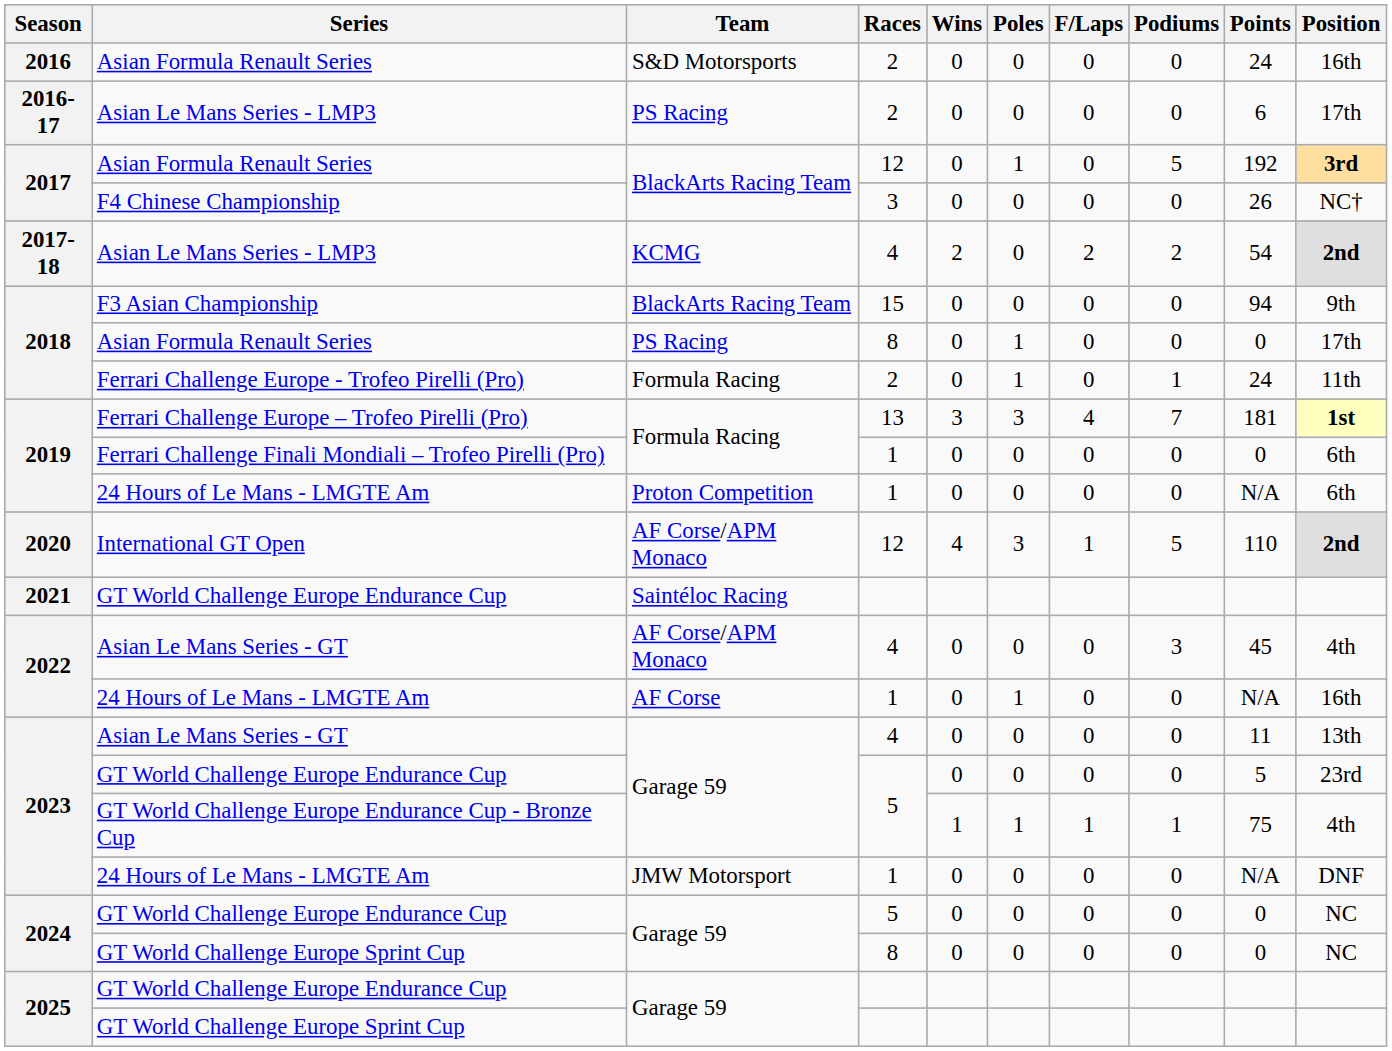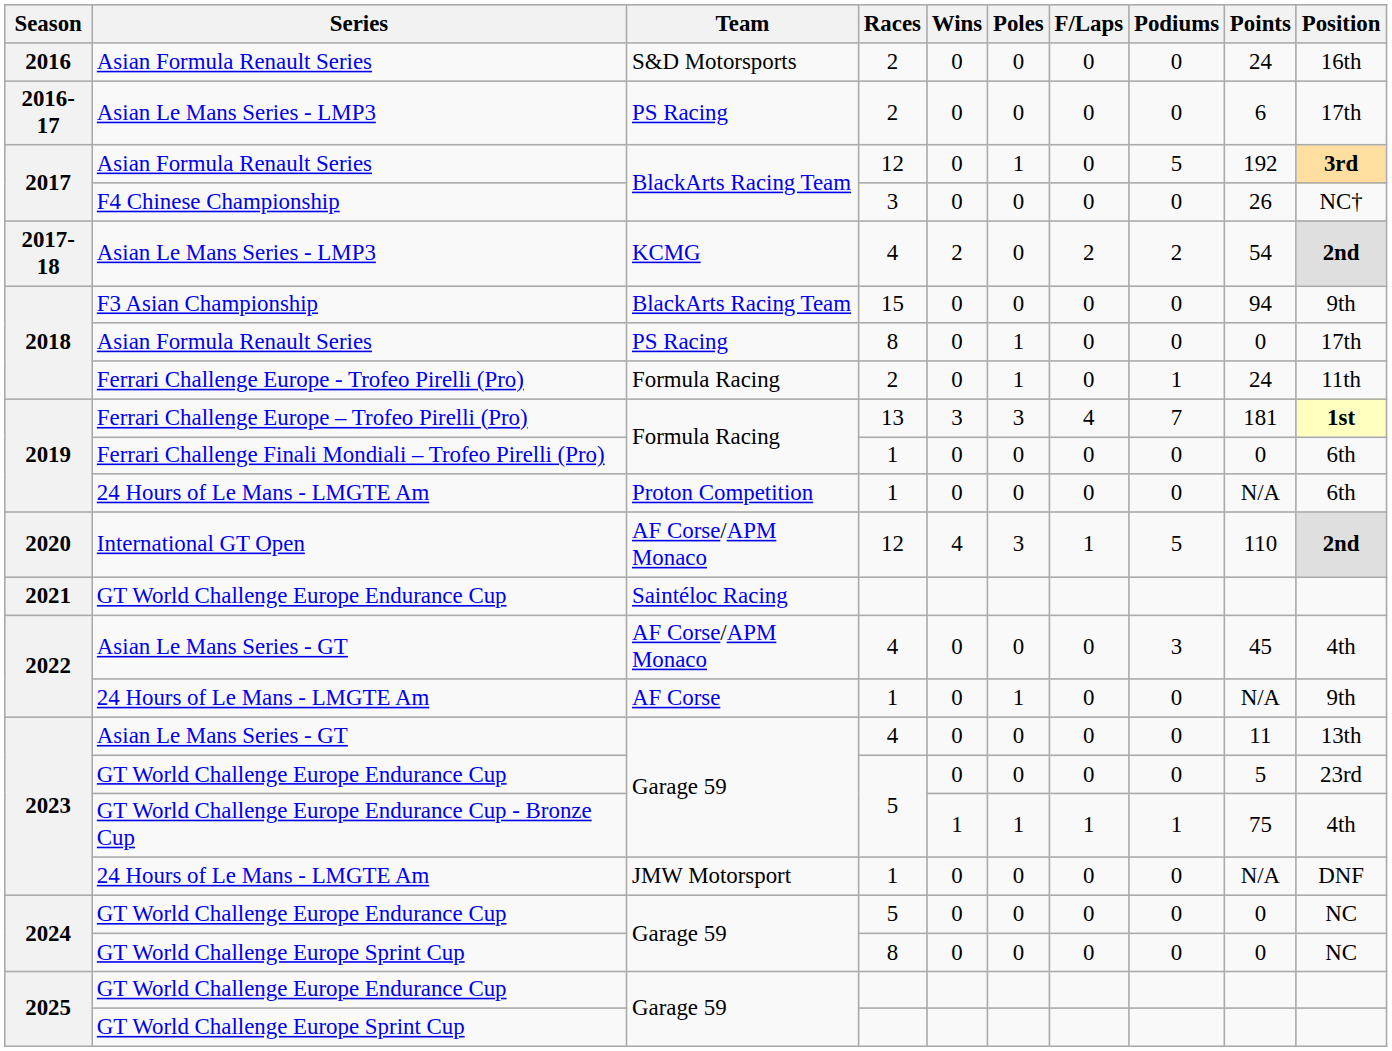(1341, 698) 16th -> (1341, 698) 9th
